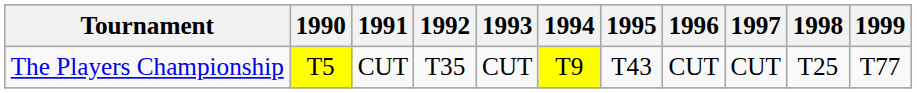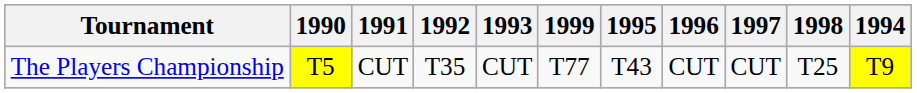columns swapped: (569, 25) <-> (880, 25)
